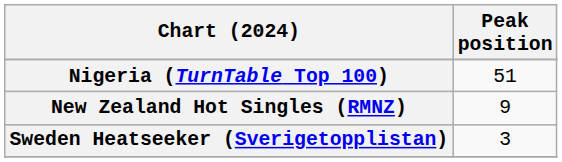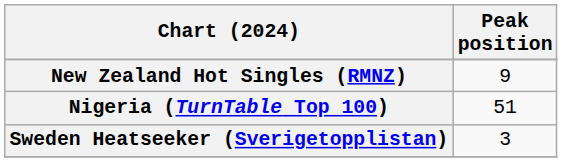rows swapped: (229, 108) <-> (229, 76)
